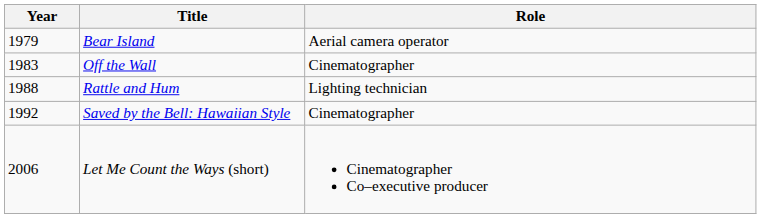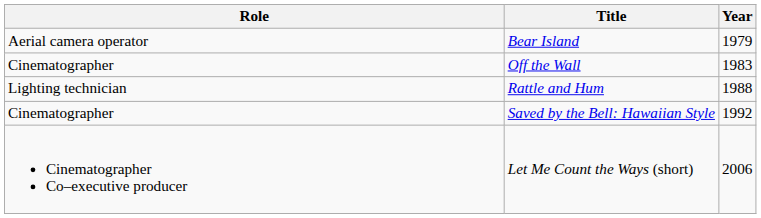columns swapped: (42, 16) <-> (530, 16)
